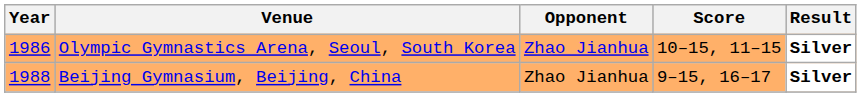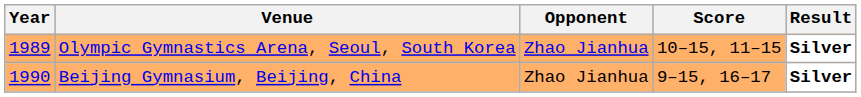(30, 48) 1986 -> (30, 48) 1989
(30, 77) 1988 -> (30, 77) 1990
